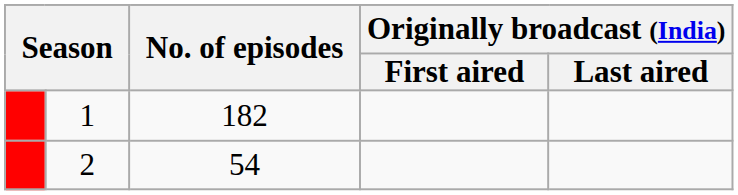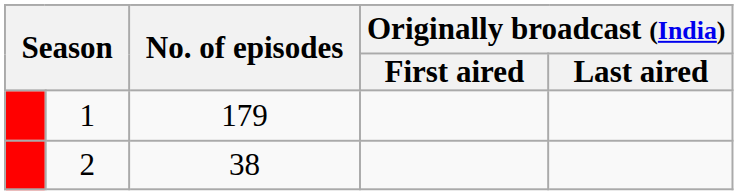(245, 115) 182 -> (245, 115) 179
(245, 164) 54 -> (245, 164) 38
